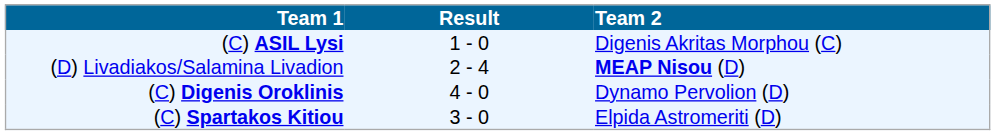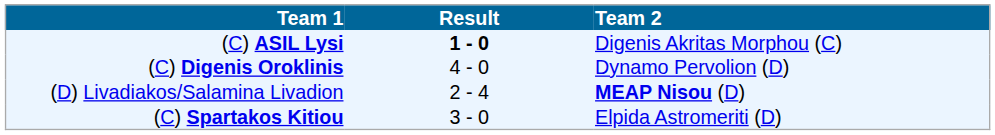(469, 43) normal -> (469, 43) bold
rows swapped: (246, 92) <-> (197, 67)
